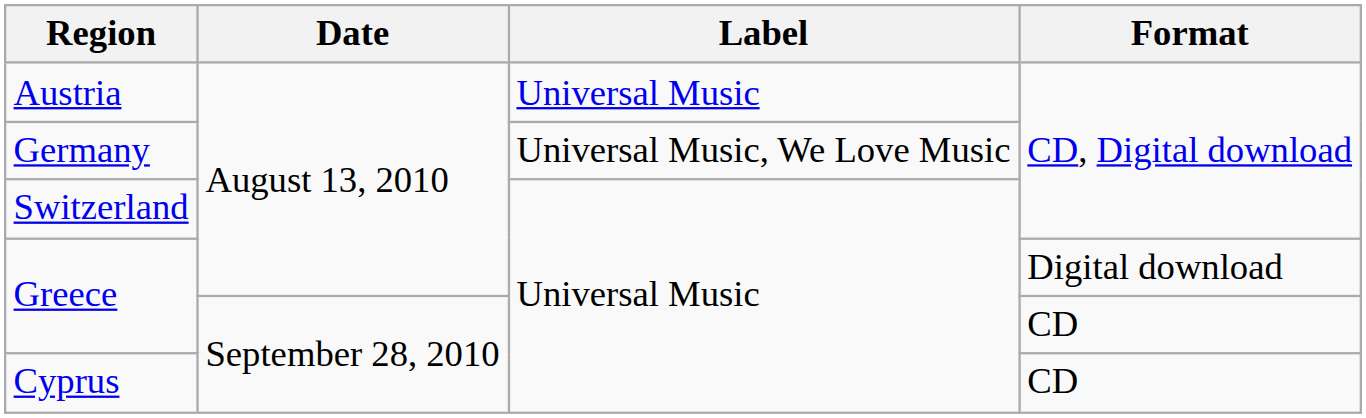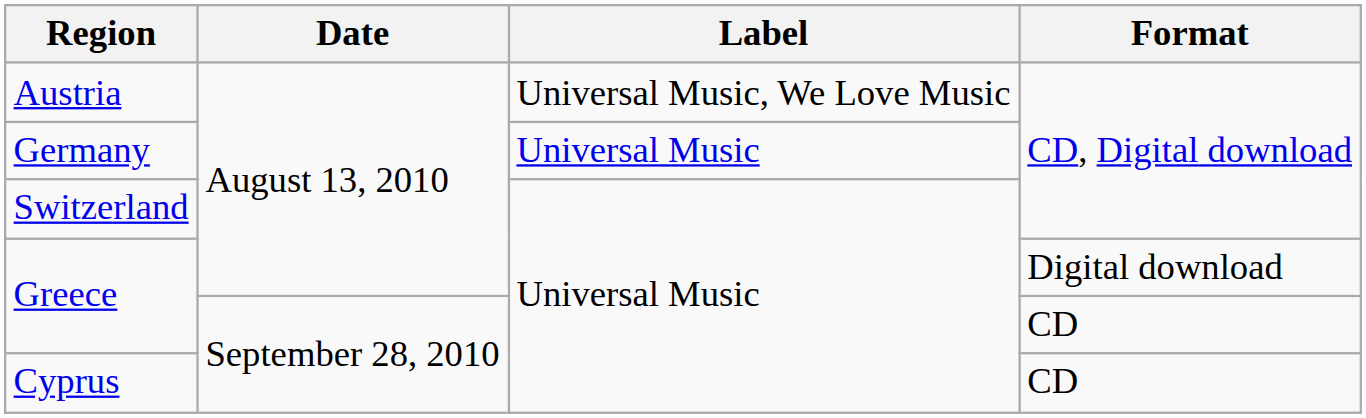(638, 91) Universal Music -> (763, 91) Universal Music, We Love Music
(763, 149) Universal Music, We Love Music -> (638, 149) Universal Music
